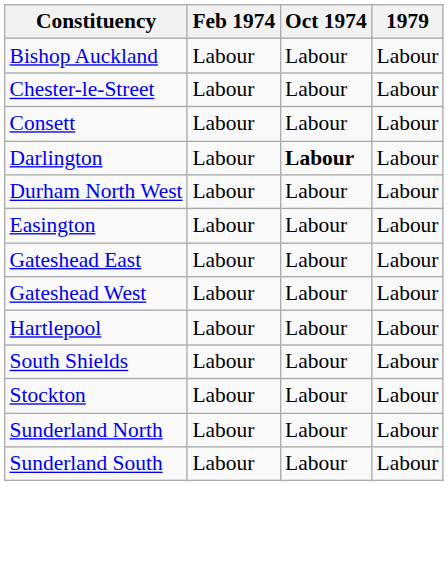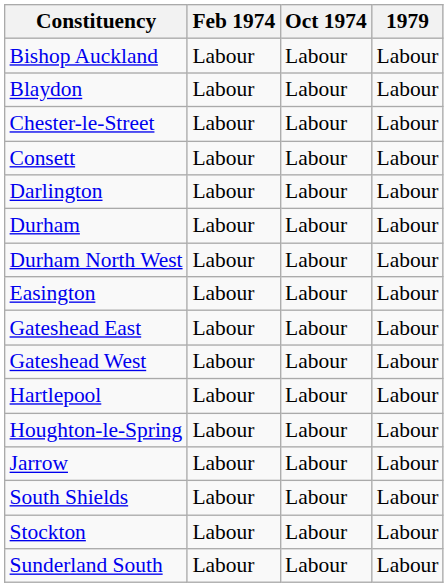+ row: (46, 89)
(320, 157) bold -> (316, 191) normal
+ row: (45, 225)
+ row: (96, 429)
+ row: (39, 463)
- row: (86, 429)
